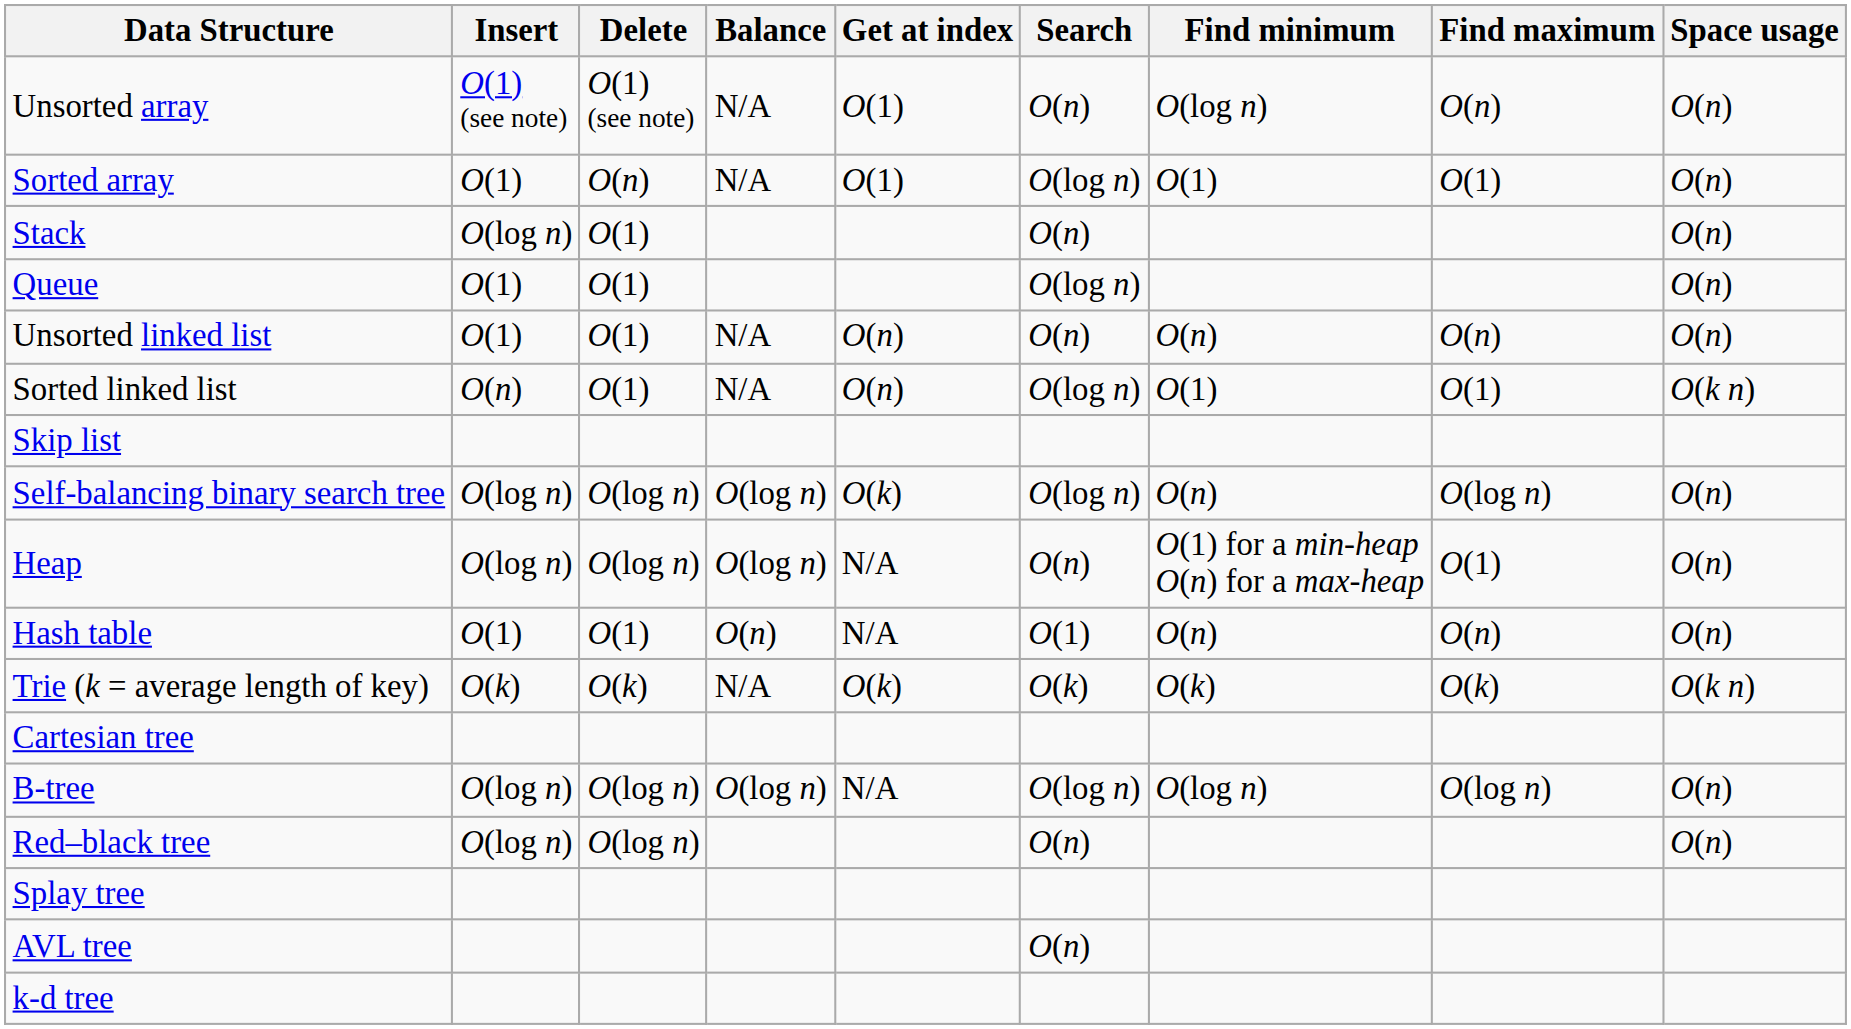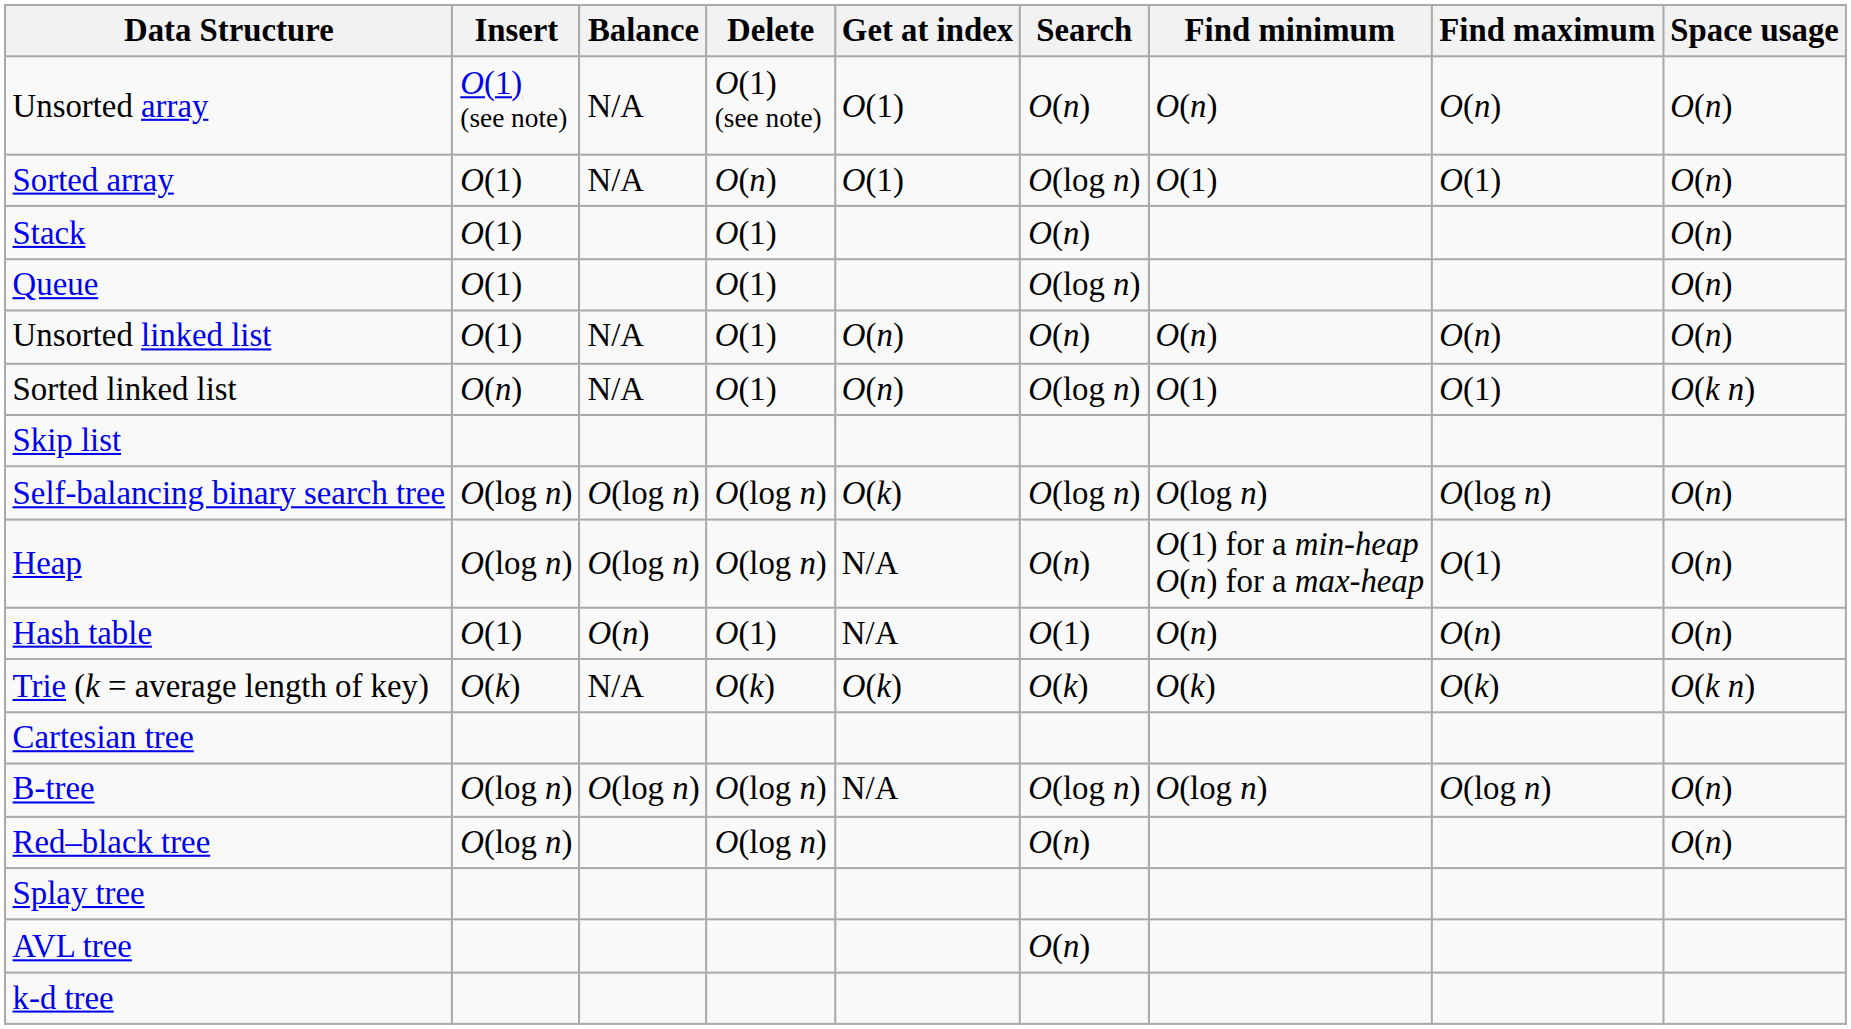columns swapped: (644, 30) <-> (771, 30)
(1211, 105) O(log n) -> (1186, 105) O(n)
(516, 232) O(log n) -> (491, 232) O(1)
(1186, 492) O(n) -> (1211, 492) O(log n)
